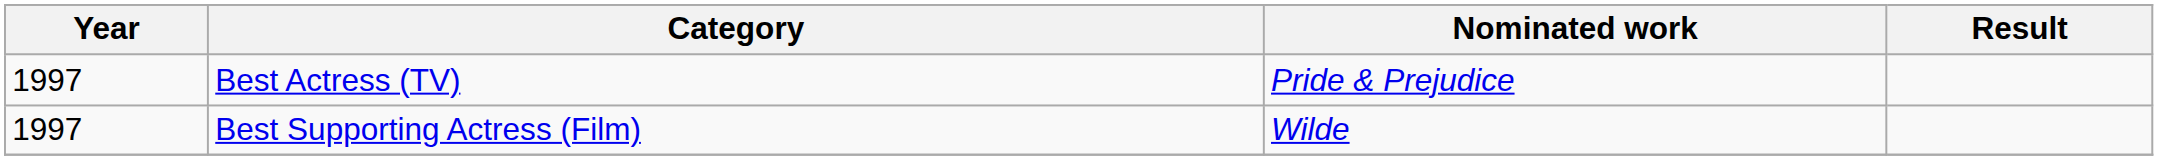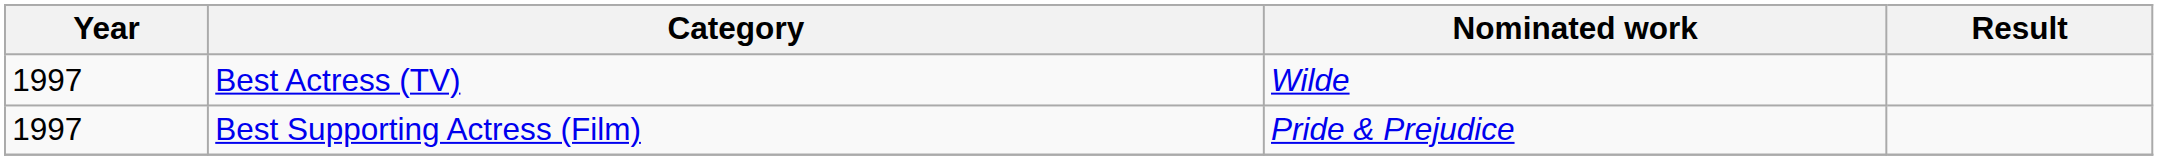(1393, 79) Pride & Prejudice -> (1310, 79) Wilde
(1310, 129) Wilde -> (1393, 129) Pride & Prejudice
